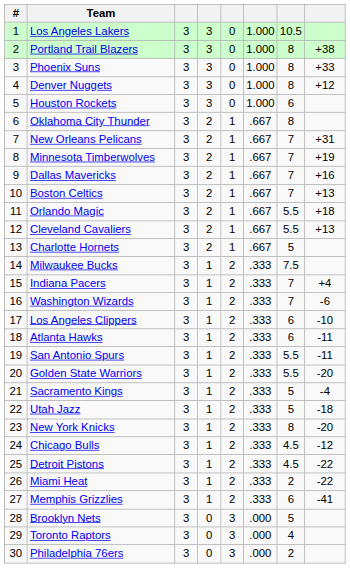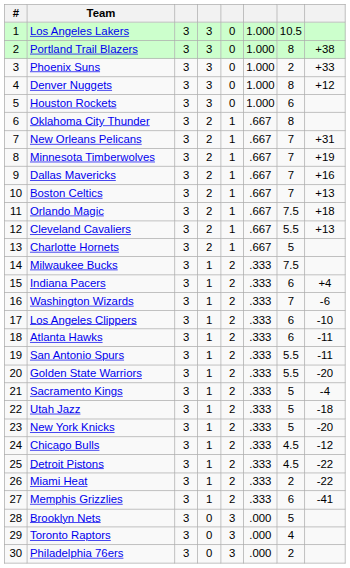(291, 67) 8 -> (291, 67) 2
(291, 211) 5.5 -> (291, 211) 7.5
(291, 283) 7 -> (291, 283) 6
(291, 427) 8 -> (291, 427) 5
